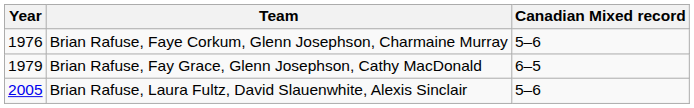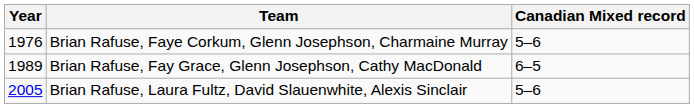(25, 66) 1979 -> (25, 66) 1989
